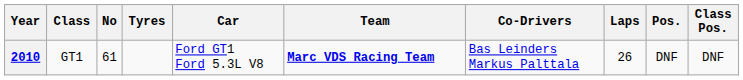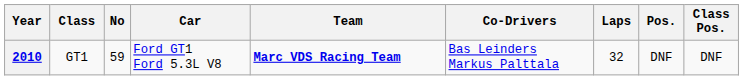- column: (147, 22)
(109, 57) 61 -> (117, 57) 59
(625, 57) 26 -> (616, 57) 32
